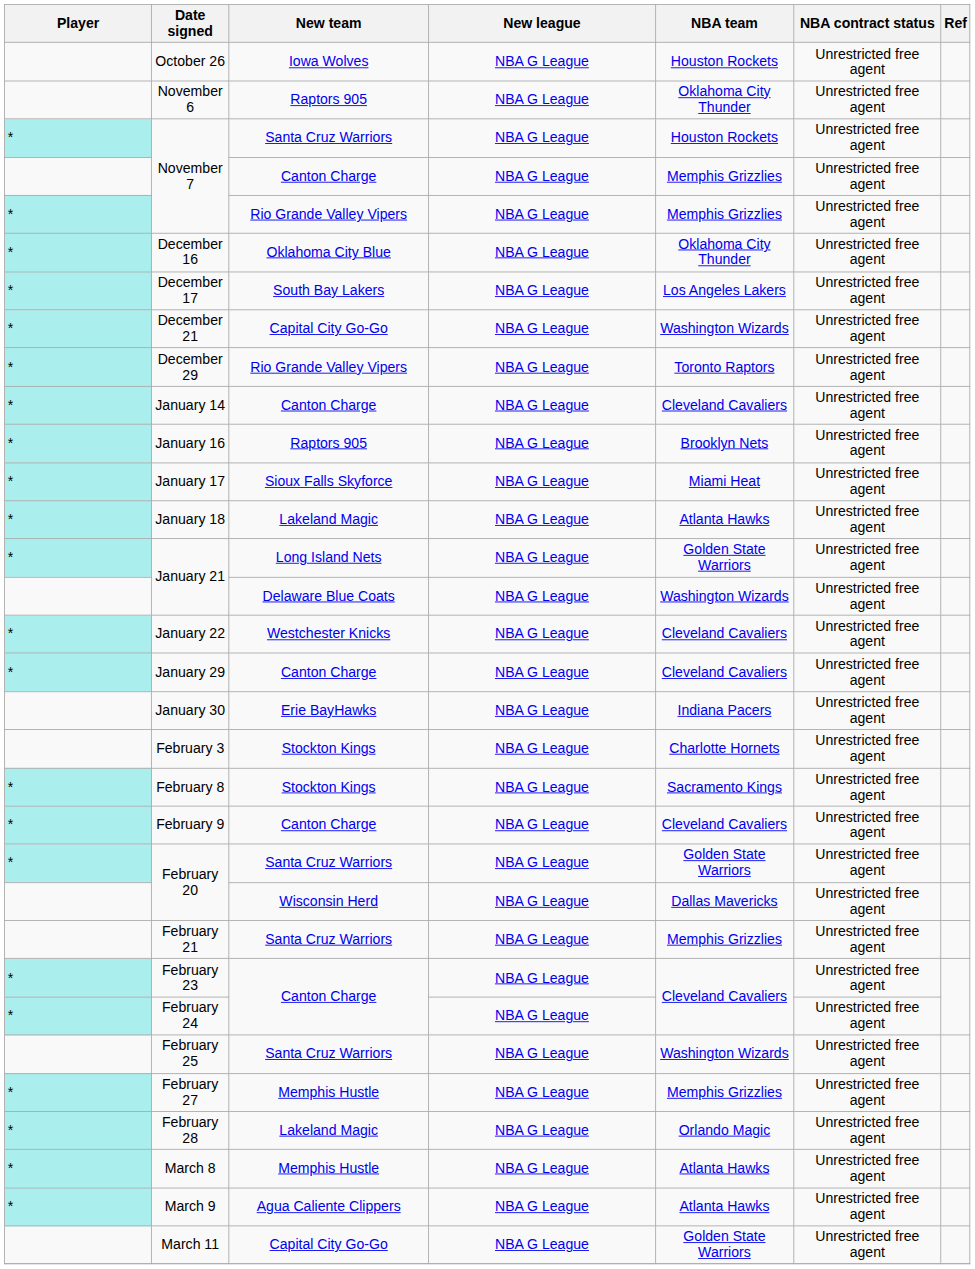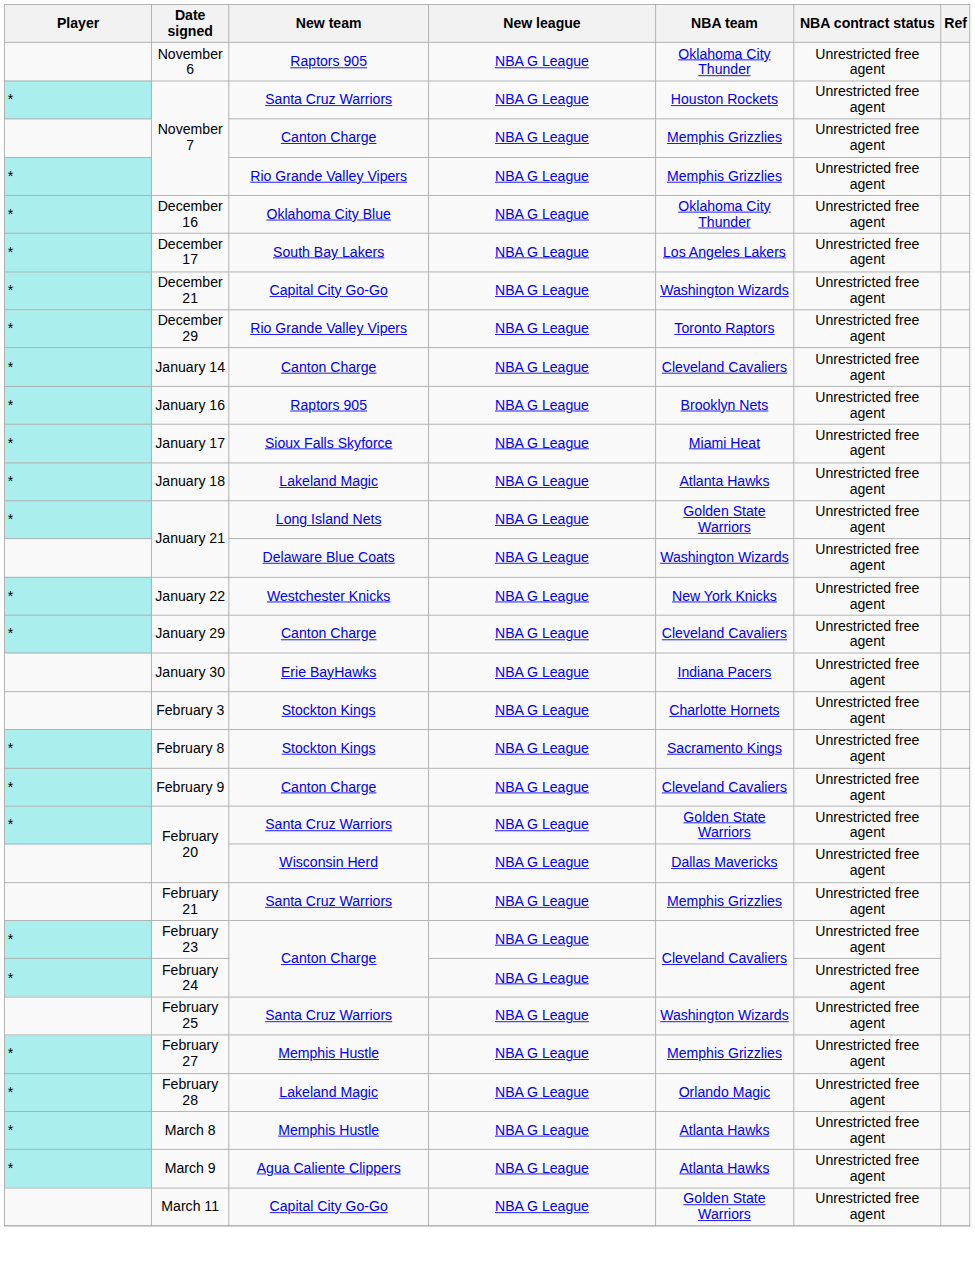- row: (190, 61)
(724, 634) Cleveland Cavaliers -> (724, 596) New York Knicks
